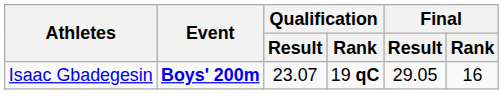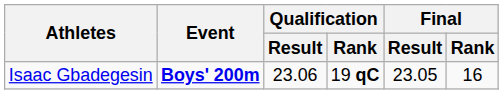(295, 76) 23.07 -> (295, 76) 23.06
(415, 76) 29.05 -> (415, 76) 23.05
